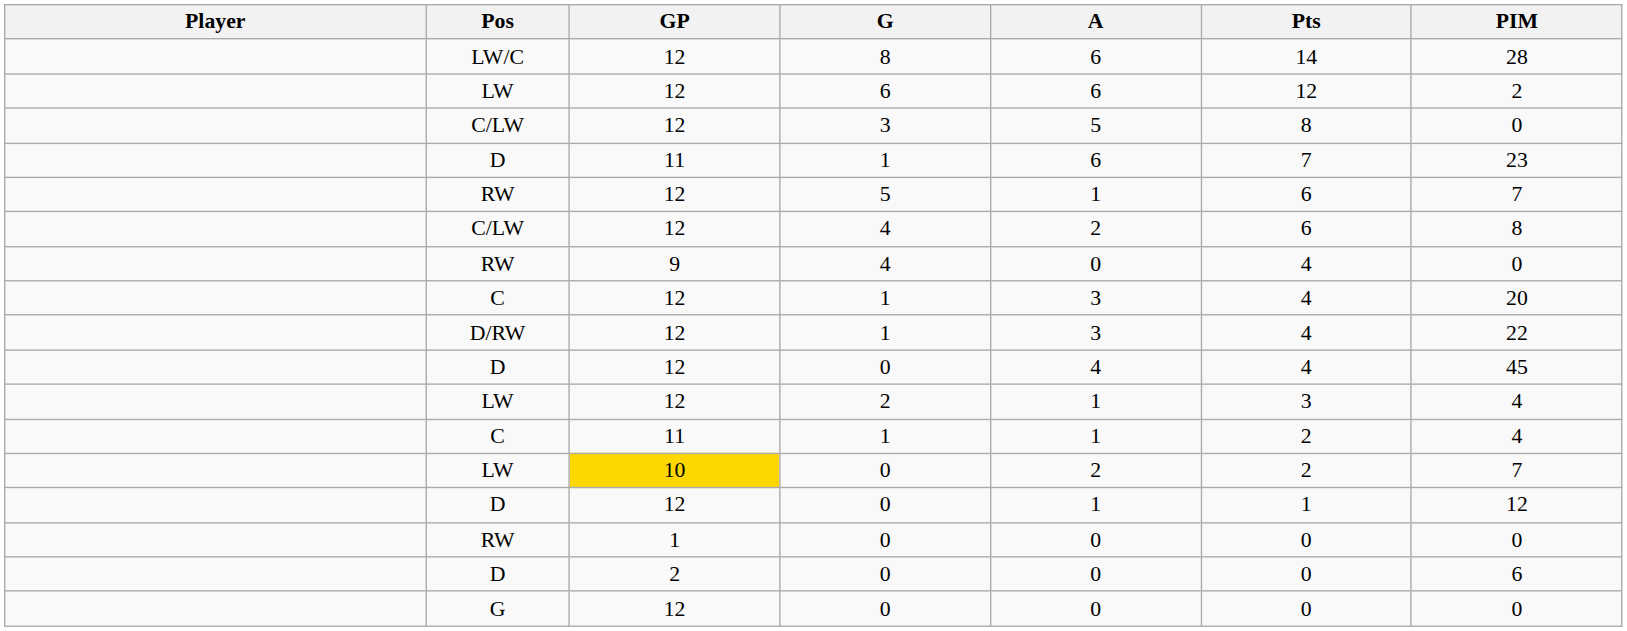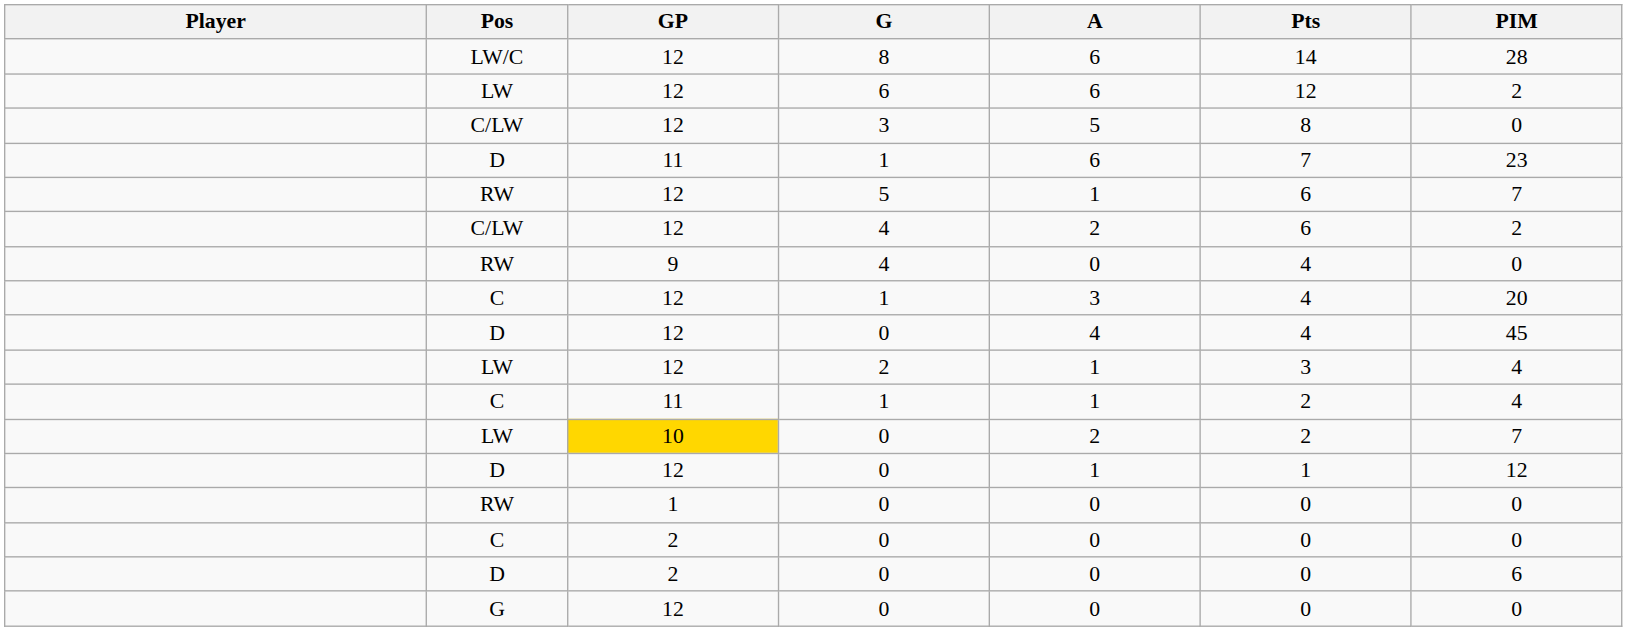(1517, 228) 8 -> (1517, 228) 2
- row: (498, 332)
+ row: (497, 539)
